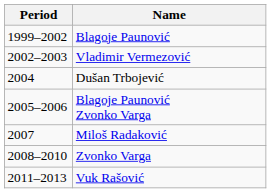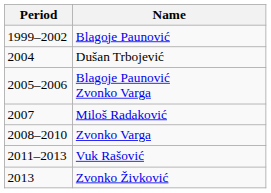- row: (133, 57)
+ row: (122, 177)
